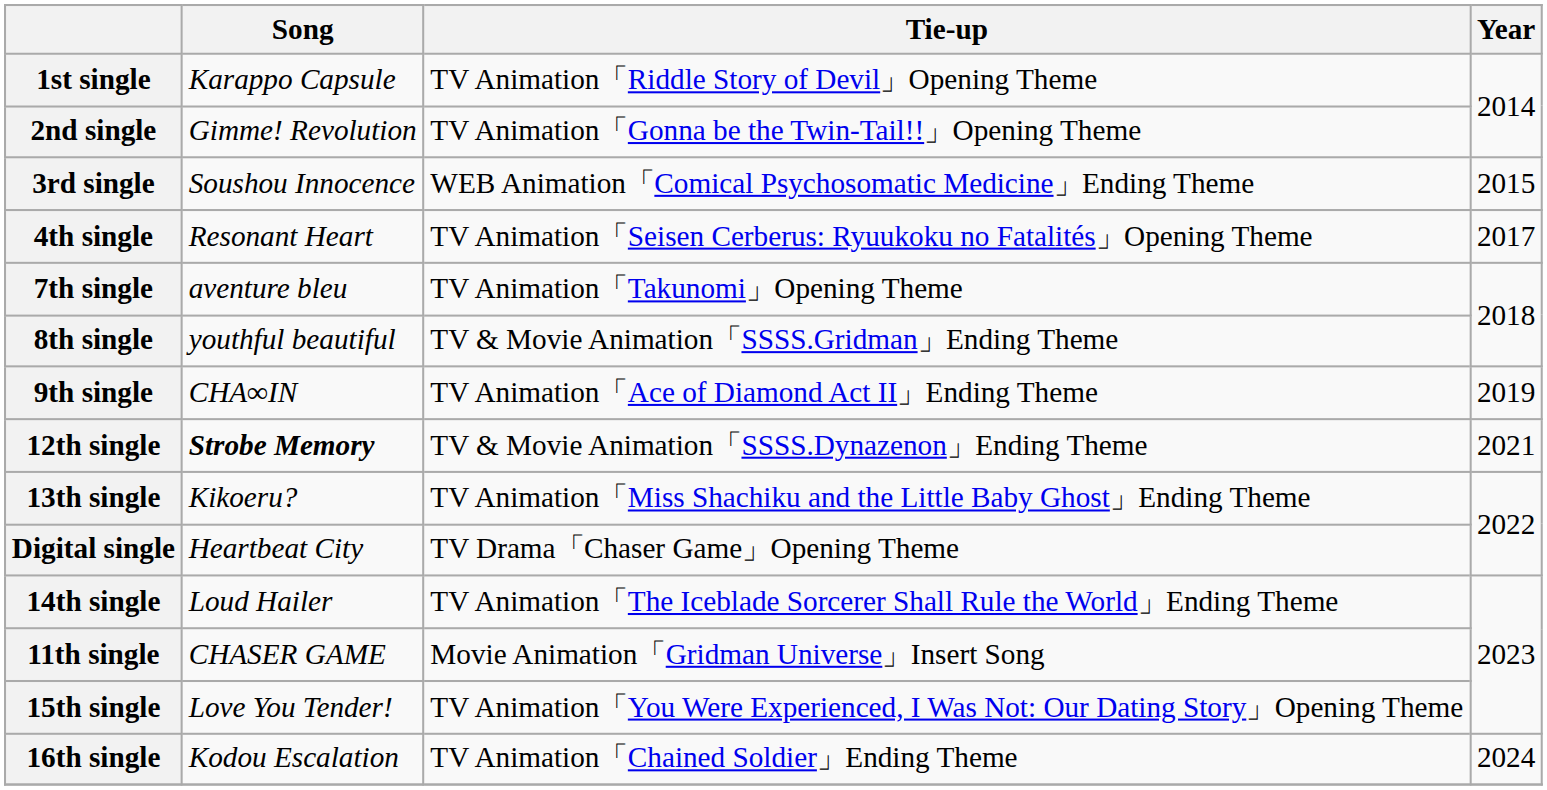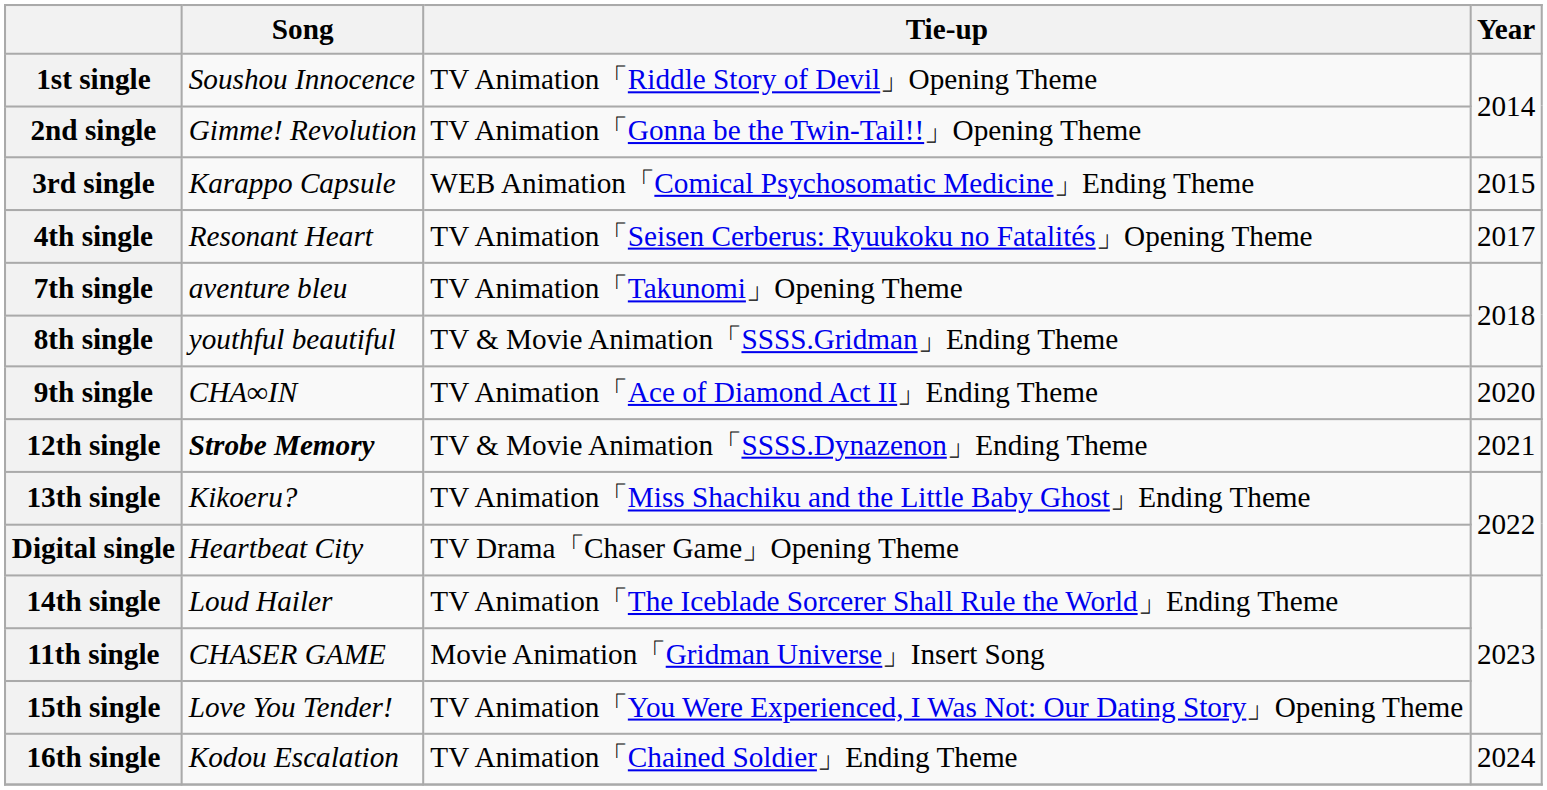(292, 79) Karappo Capsule -> (302, 79) Soushou Innocence
(302, 183) Soushou Innocence -> (292, 183) Karappo Capsule
(1506, 392) 2019 -> (1506, 392) 2020
